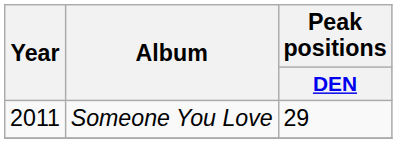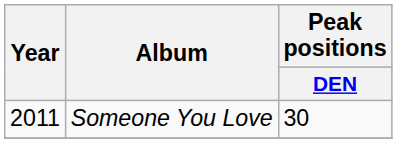(296, 118) 29 -> (296, 118) 30
